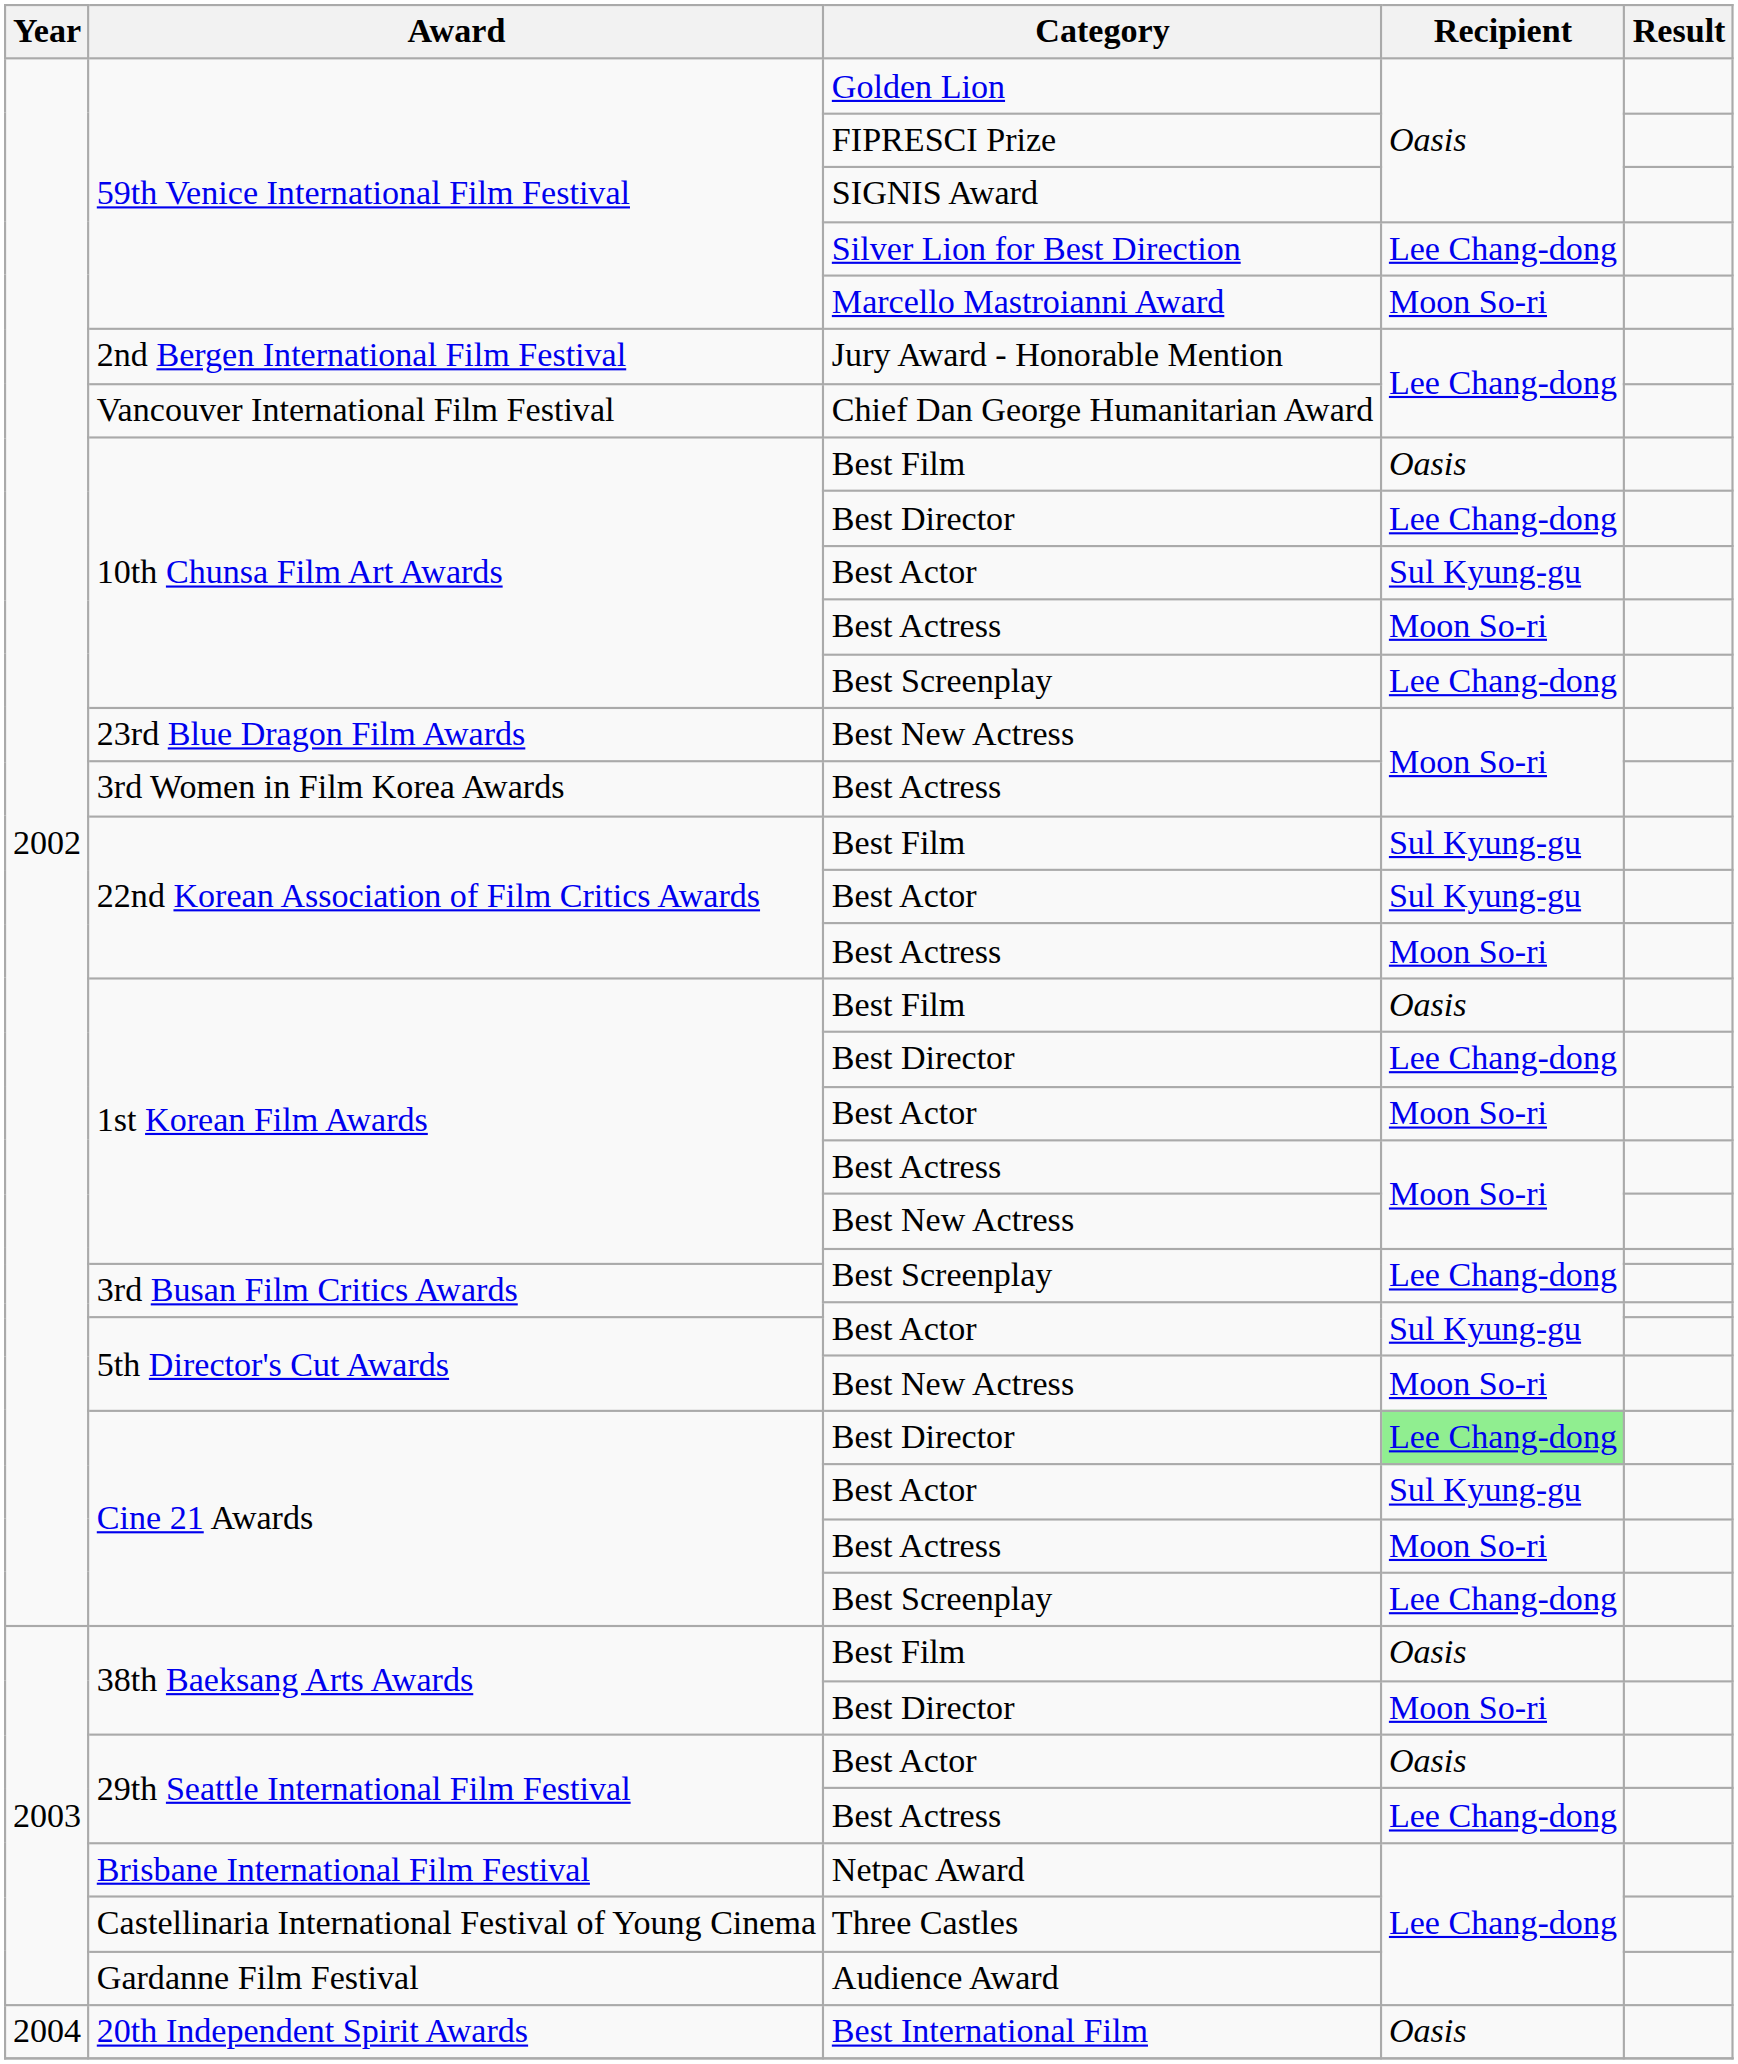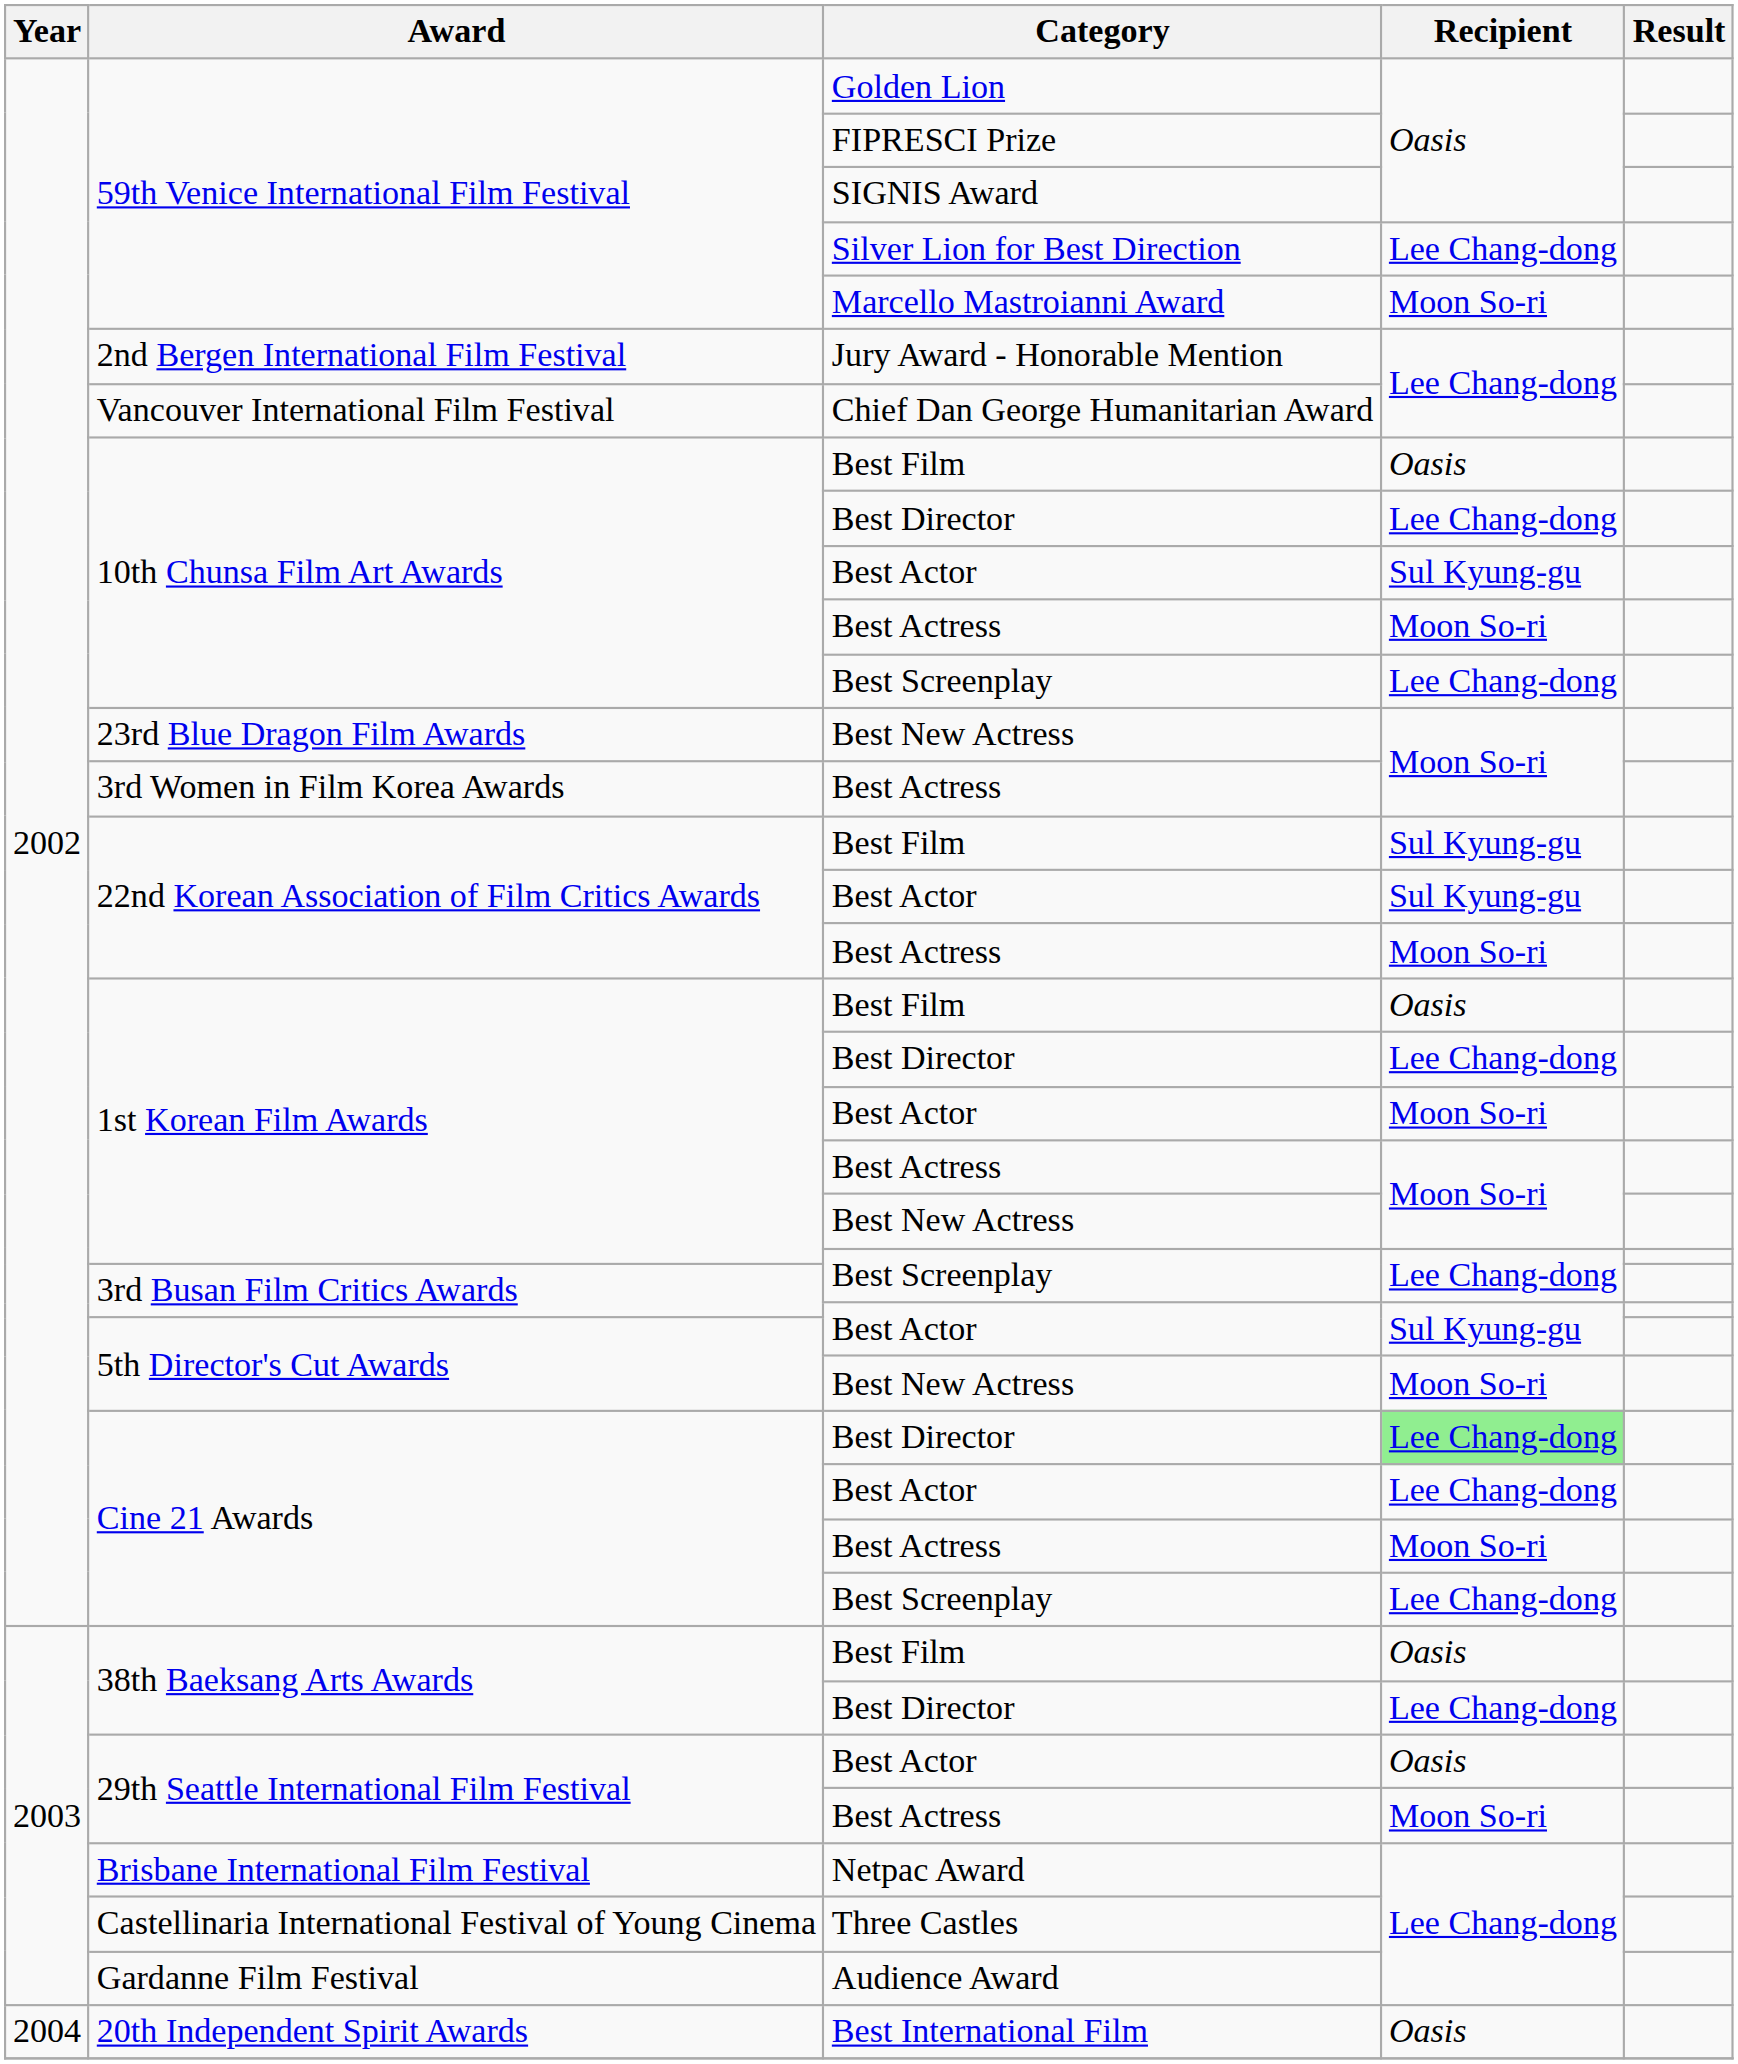(1485, 1490) Sul Kyung-gu -> (1503, 1490) Lee Chang-dong
(1468, 1707) Moon So-ri -> (1503, 1707) Lee Chang-dong
(1503, 1815) Lee Chang-dong -> (1468, 1815) Moon So-ri
